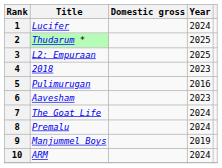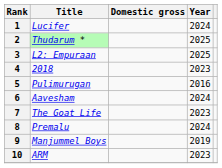(200, 98) 2023 -> (200, 98) 2024
(200, 112) 2024 -> (200, 112) 2023
(200, 156) 2024 -> (200, 156) 2023
